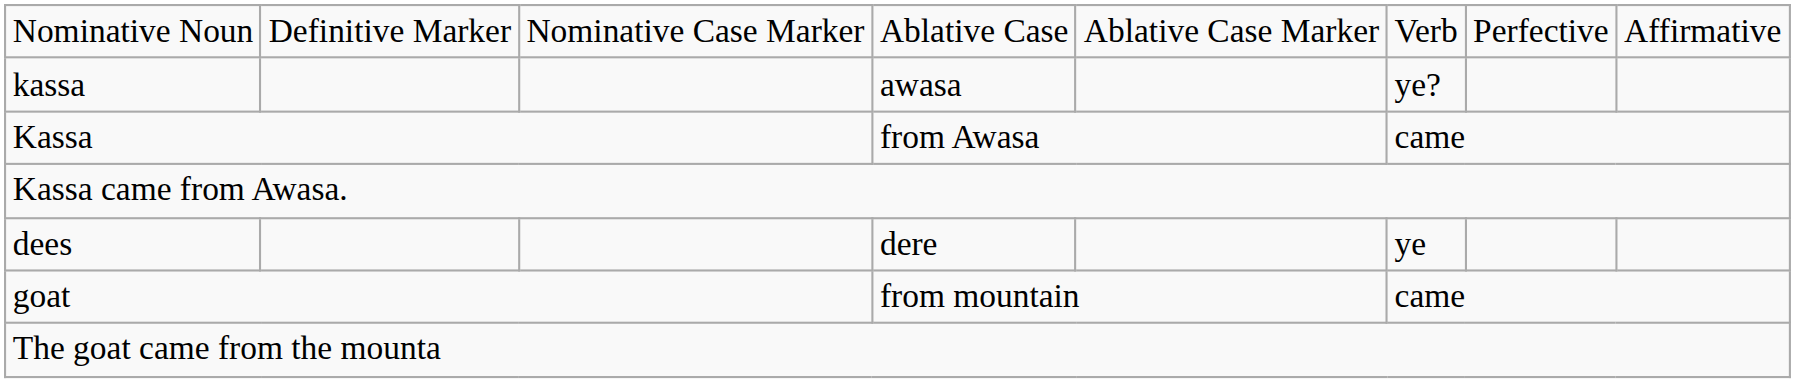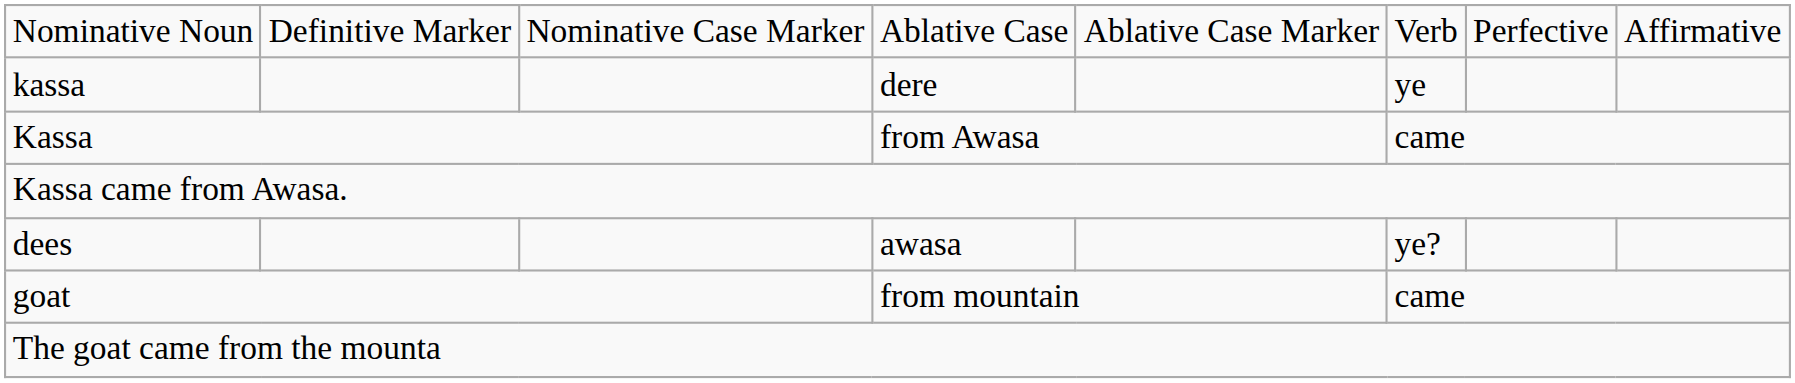(921, 84) awasa -> (909, 84) dere
(1418, 84) ye? -> (1410, 84) ye
(909, 243) dere -> (921, 243) awasa
(1410, 243) ye -> (1418, 243) ye?
